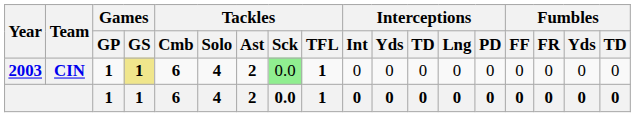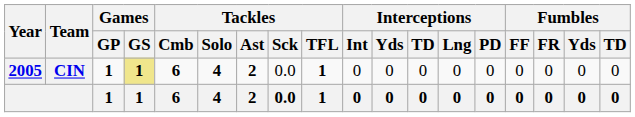(25, 71) 2003 -> (25, 71) 2005
(285, 71) lightgreen background -> (285, 71) no background
